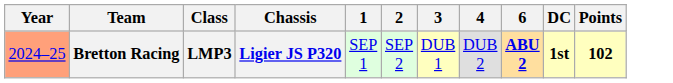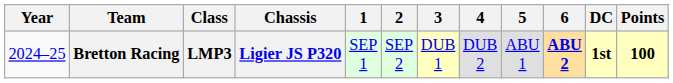+ column: (522, 17)
(37, 54) lightsalmon background -> (37, 54) no background
(600, 54) 102 -> (643, 54) 100
